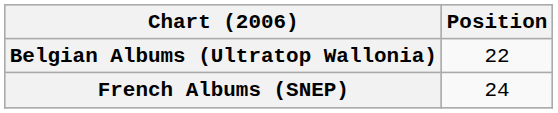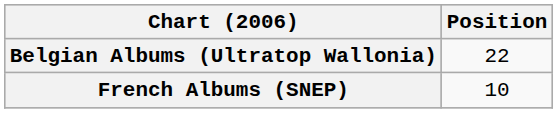(497, 90) 24 -> (497, 90) 10
